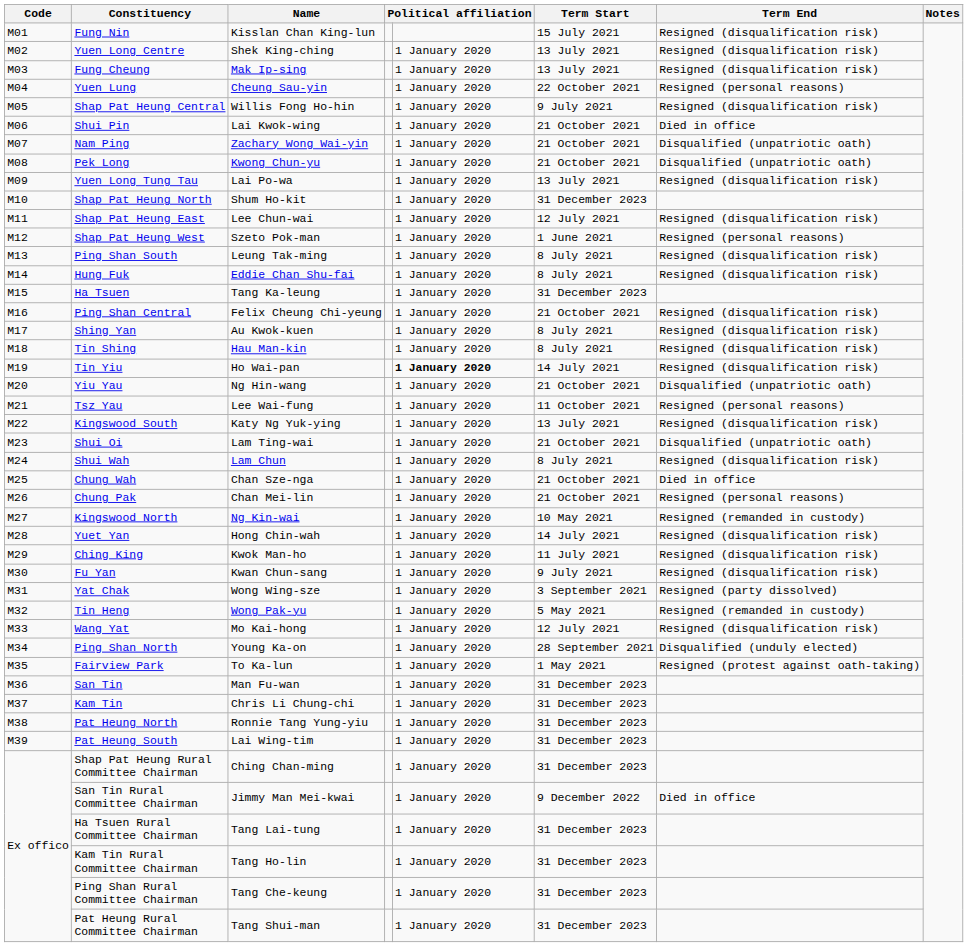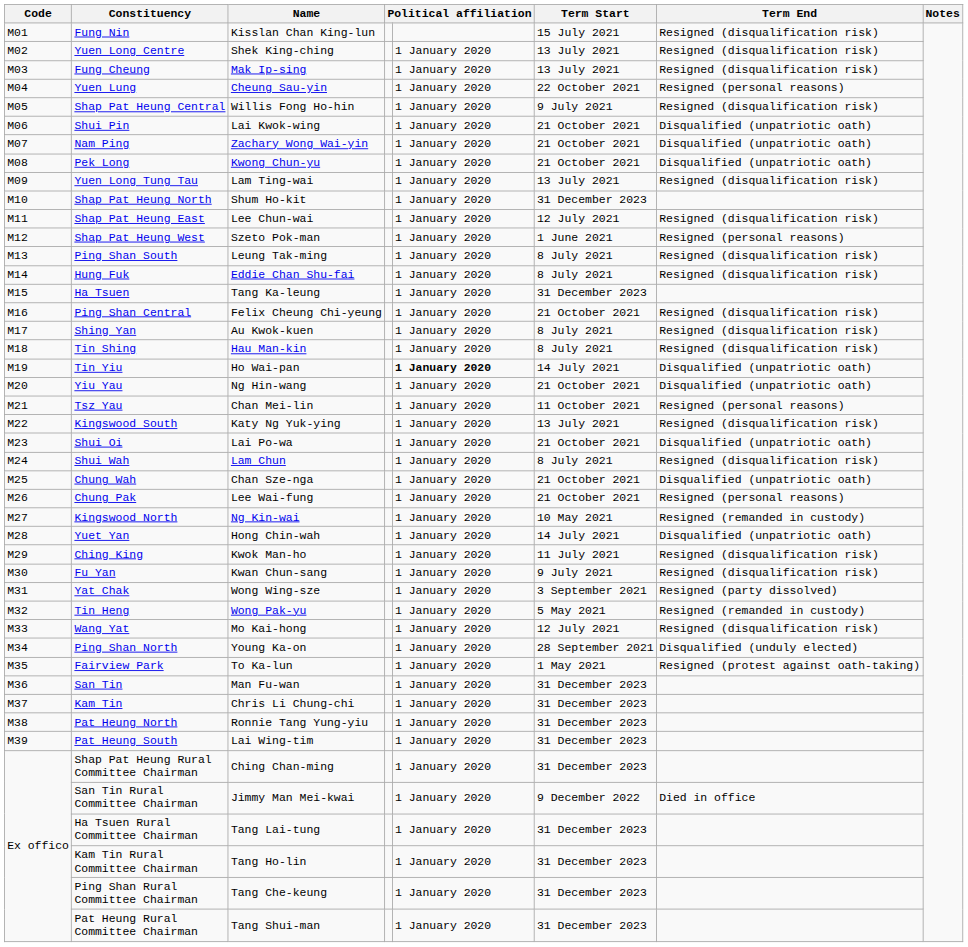(707, 126) Died in office -> (766, 126) Disqualified (unpatriotic oath)
(262, 182) Lai Po-wa -> (272, 182) Lam Ting-wai
(769, 368) Resigned (disqualification risk) -> (766, 368) Disqualified (unpatriotic oath)
(272, 405) Lee Wai-fung -> (272, 405) Chan Mei-lin
(272, 443) Lam Ting-wai -> (262, 443) Lai Po-wa
(707, 480) Died in office -> (766, 480) Disqualified (unpatriotic oath)
(272, 499) Chan Mei-lin -> (272, 499) Lee Wai-fung
(769, 536) Resigned (disqualification risk) -> (766, 536) Disqualified (unpatriotic oath)
